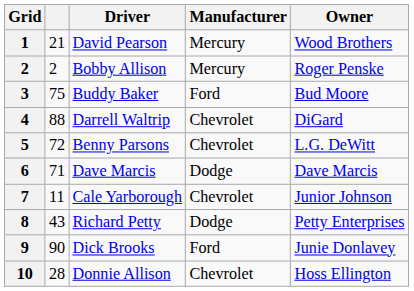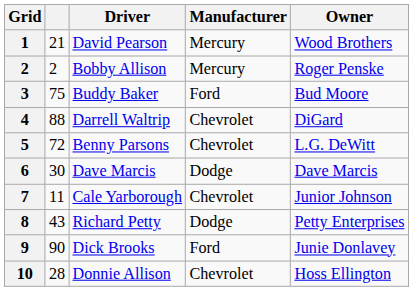(57, 171) 71 -> (57, 171) 30
